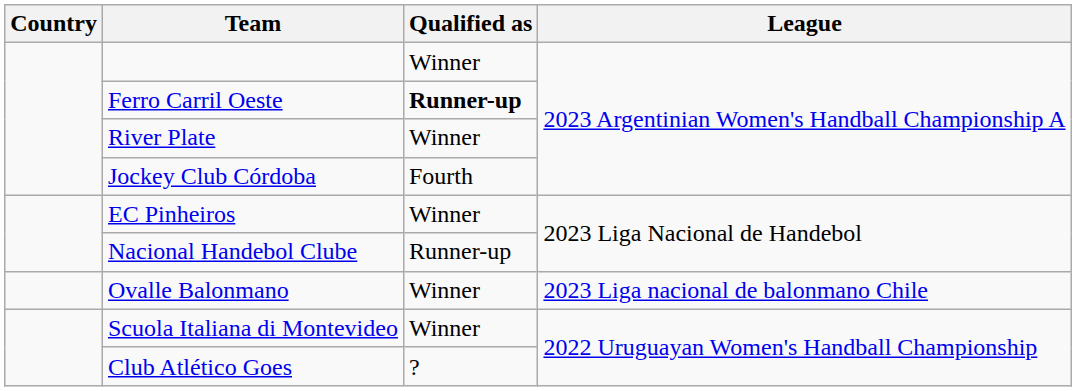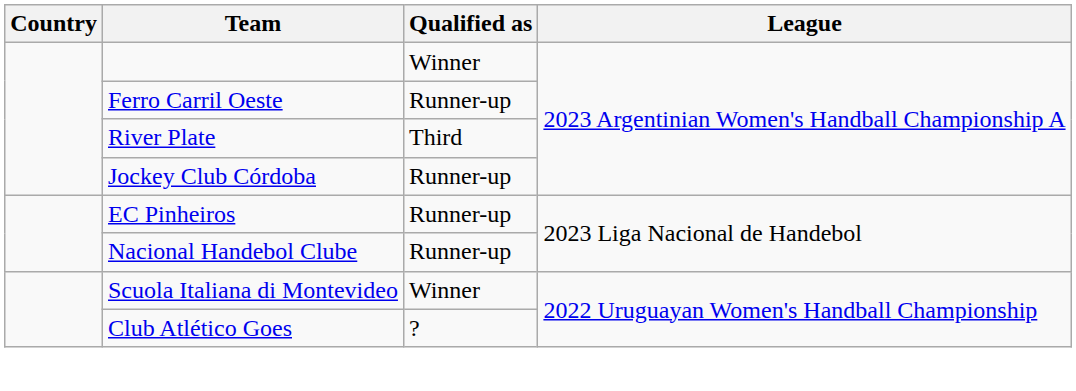(465, 99) bold -> (460, 99) normal
(445, 137) Winner -> (436, 137) Third
(441, 175) Fourth -> (460, 175) Runner-up
(445, 213) Winner -> (460, 213) Runner-up
- row: (198, 289)
